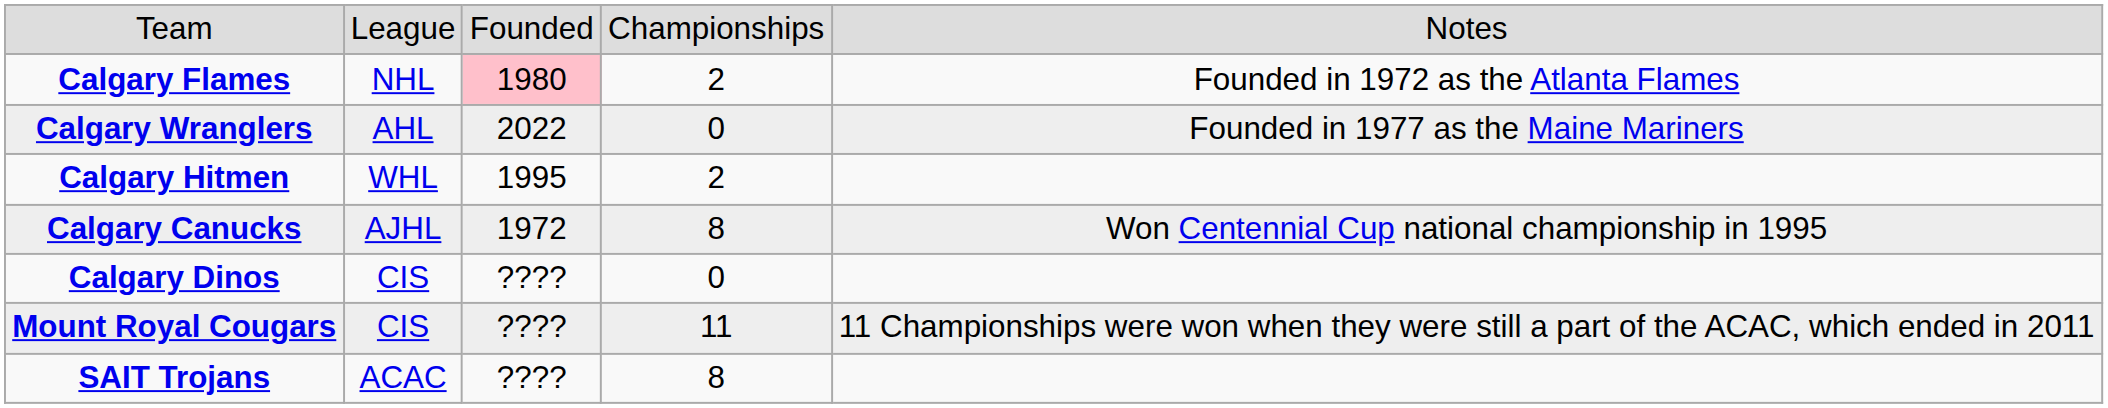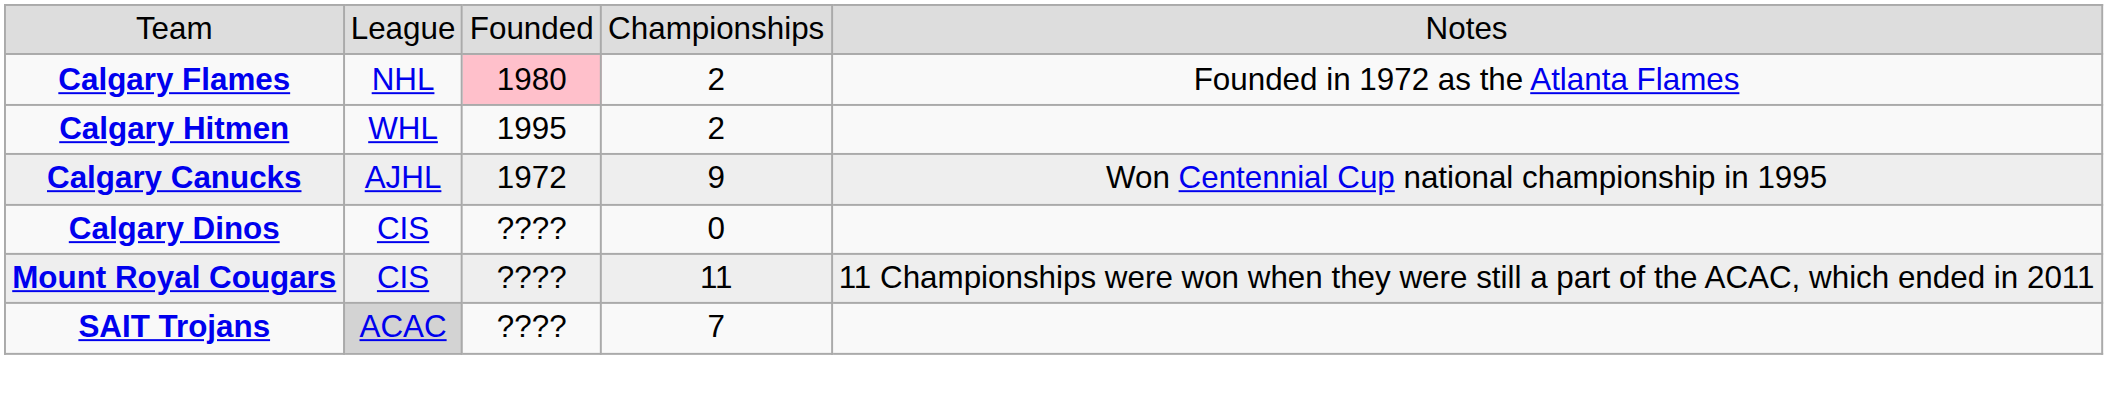- row: (174, 128)
(716, 228) 8 -> (716, 178) 9
(403, 377) no background -> (403, 327) lightgrey background
(716, 377) 8 -> (716, 327) 7
